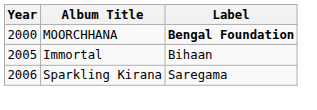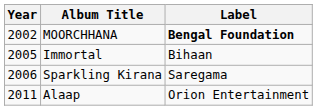(22, 35) 2000 -> (22, 35) 2002
+ row: (62, 95)
